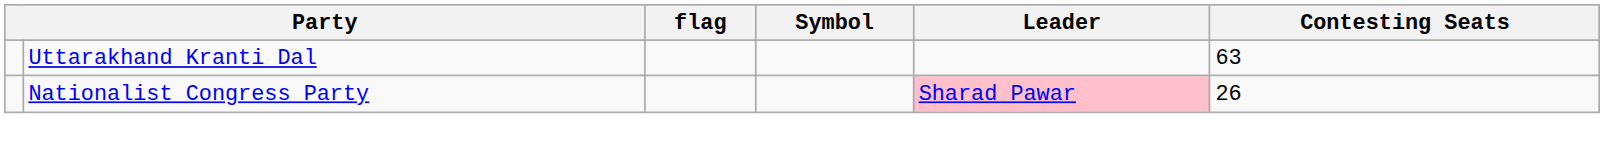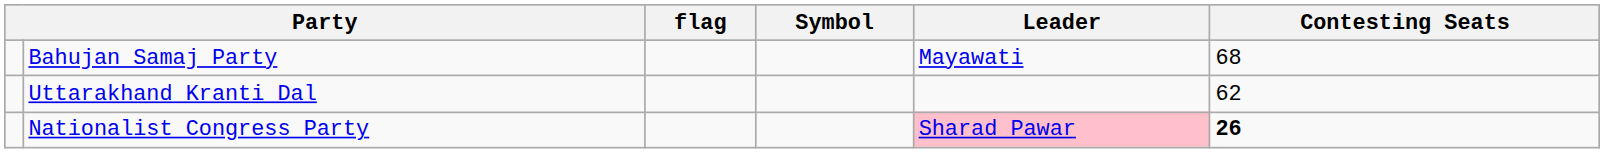+ row: (153, 58)
(1229, 58) 63 -> (1229, 94) 62
(1229, 94) normal -> (1229, 129) bold
